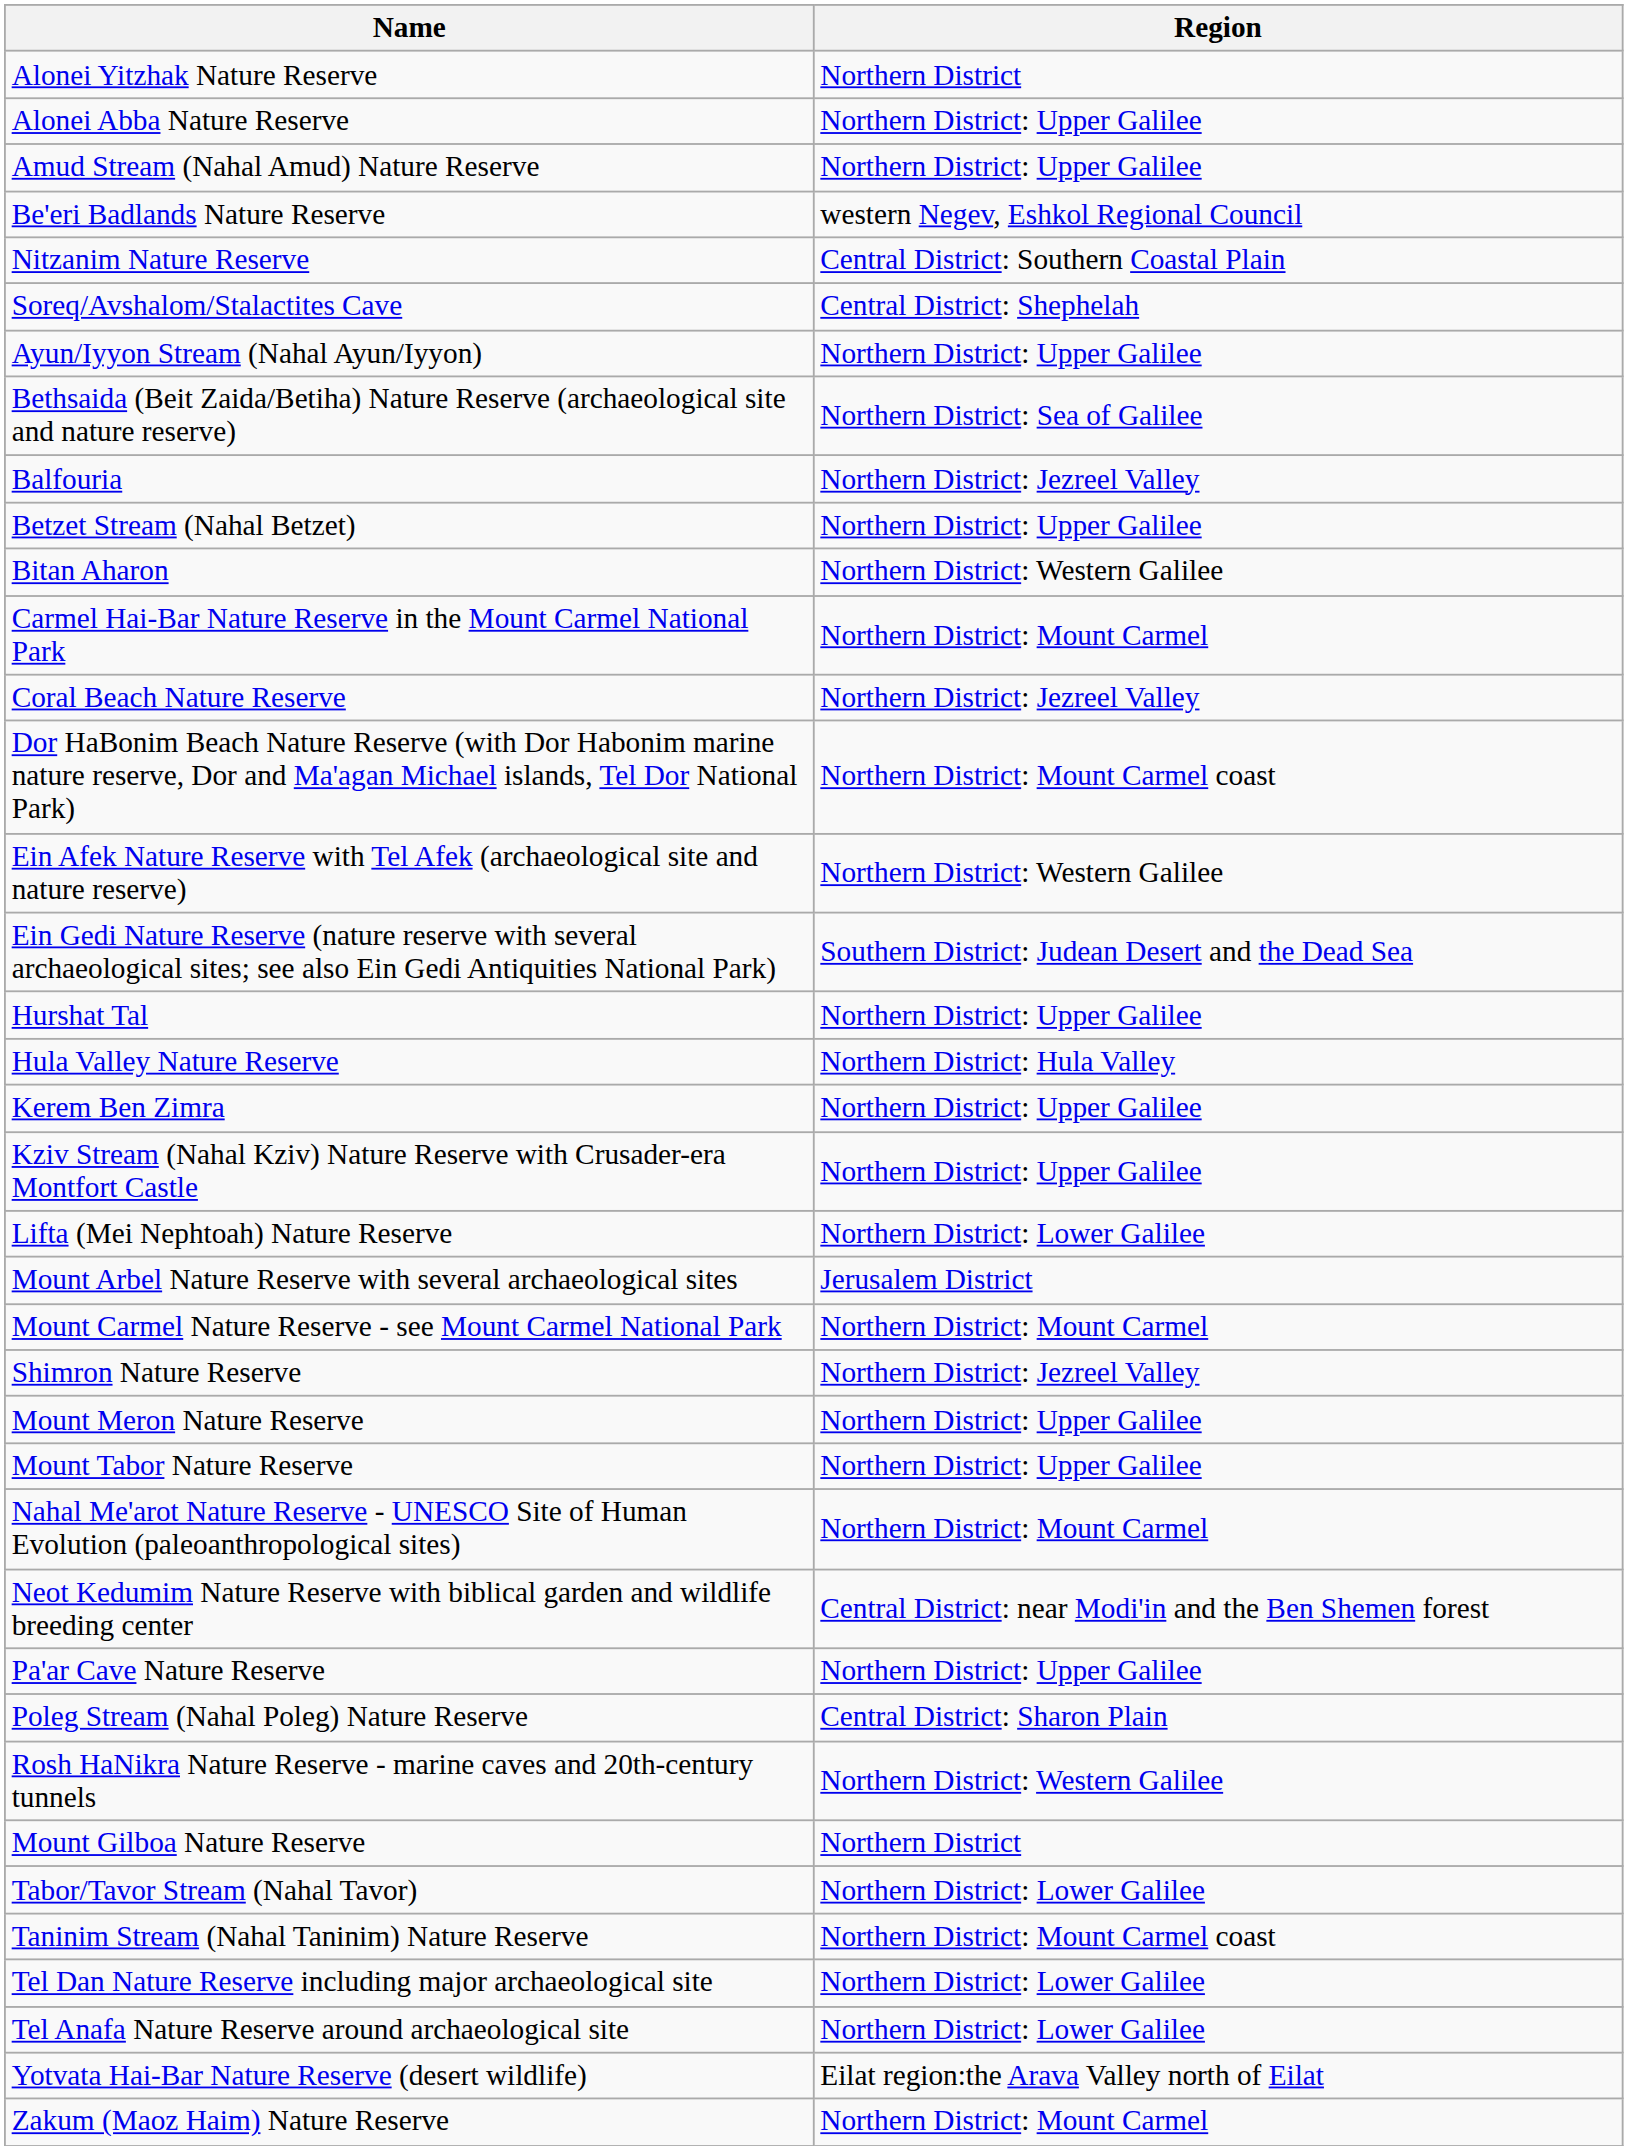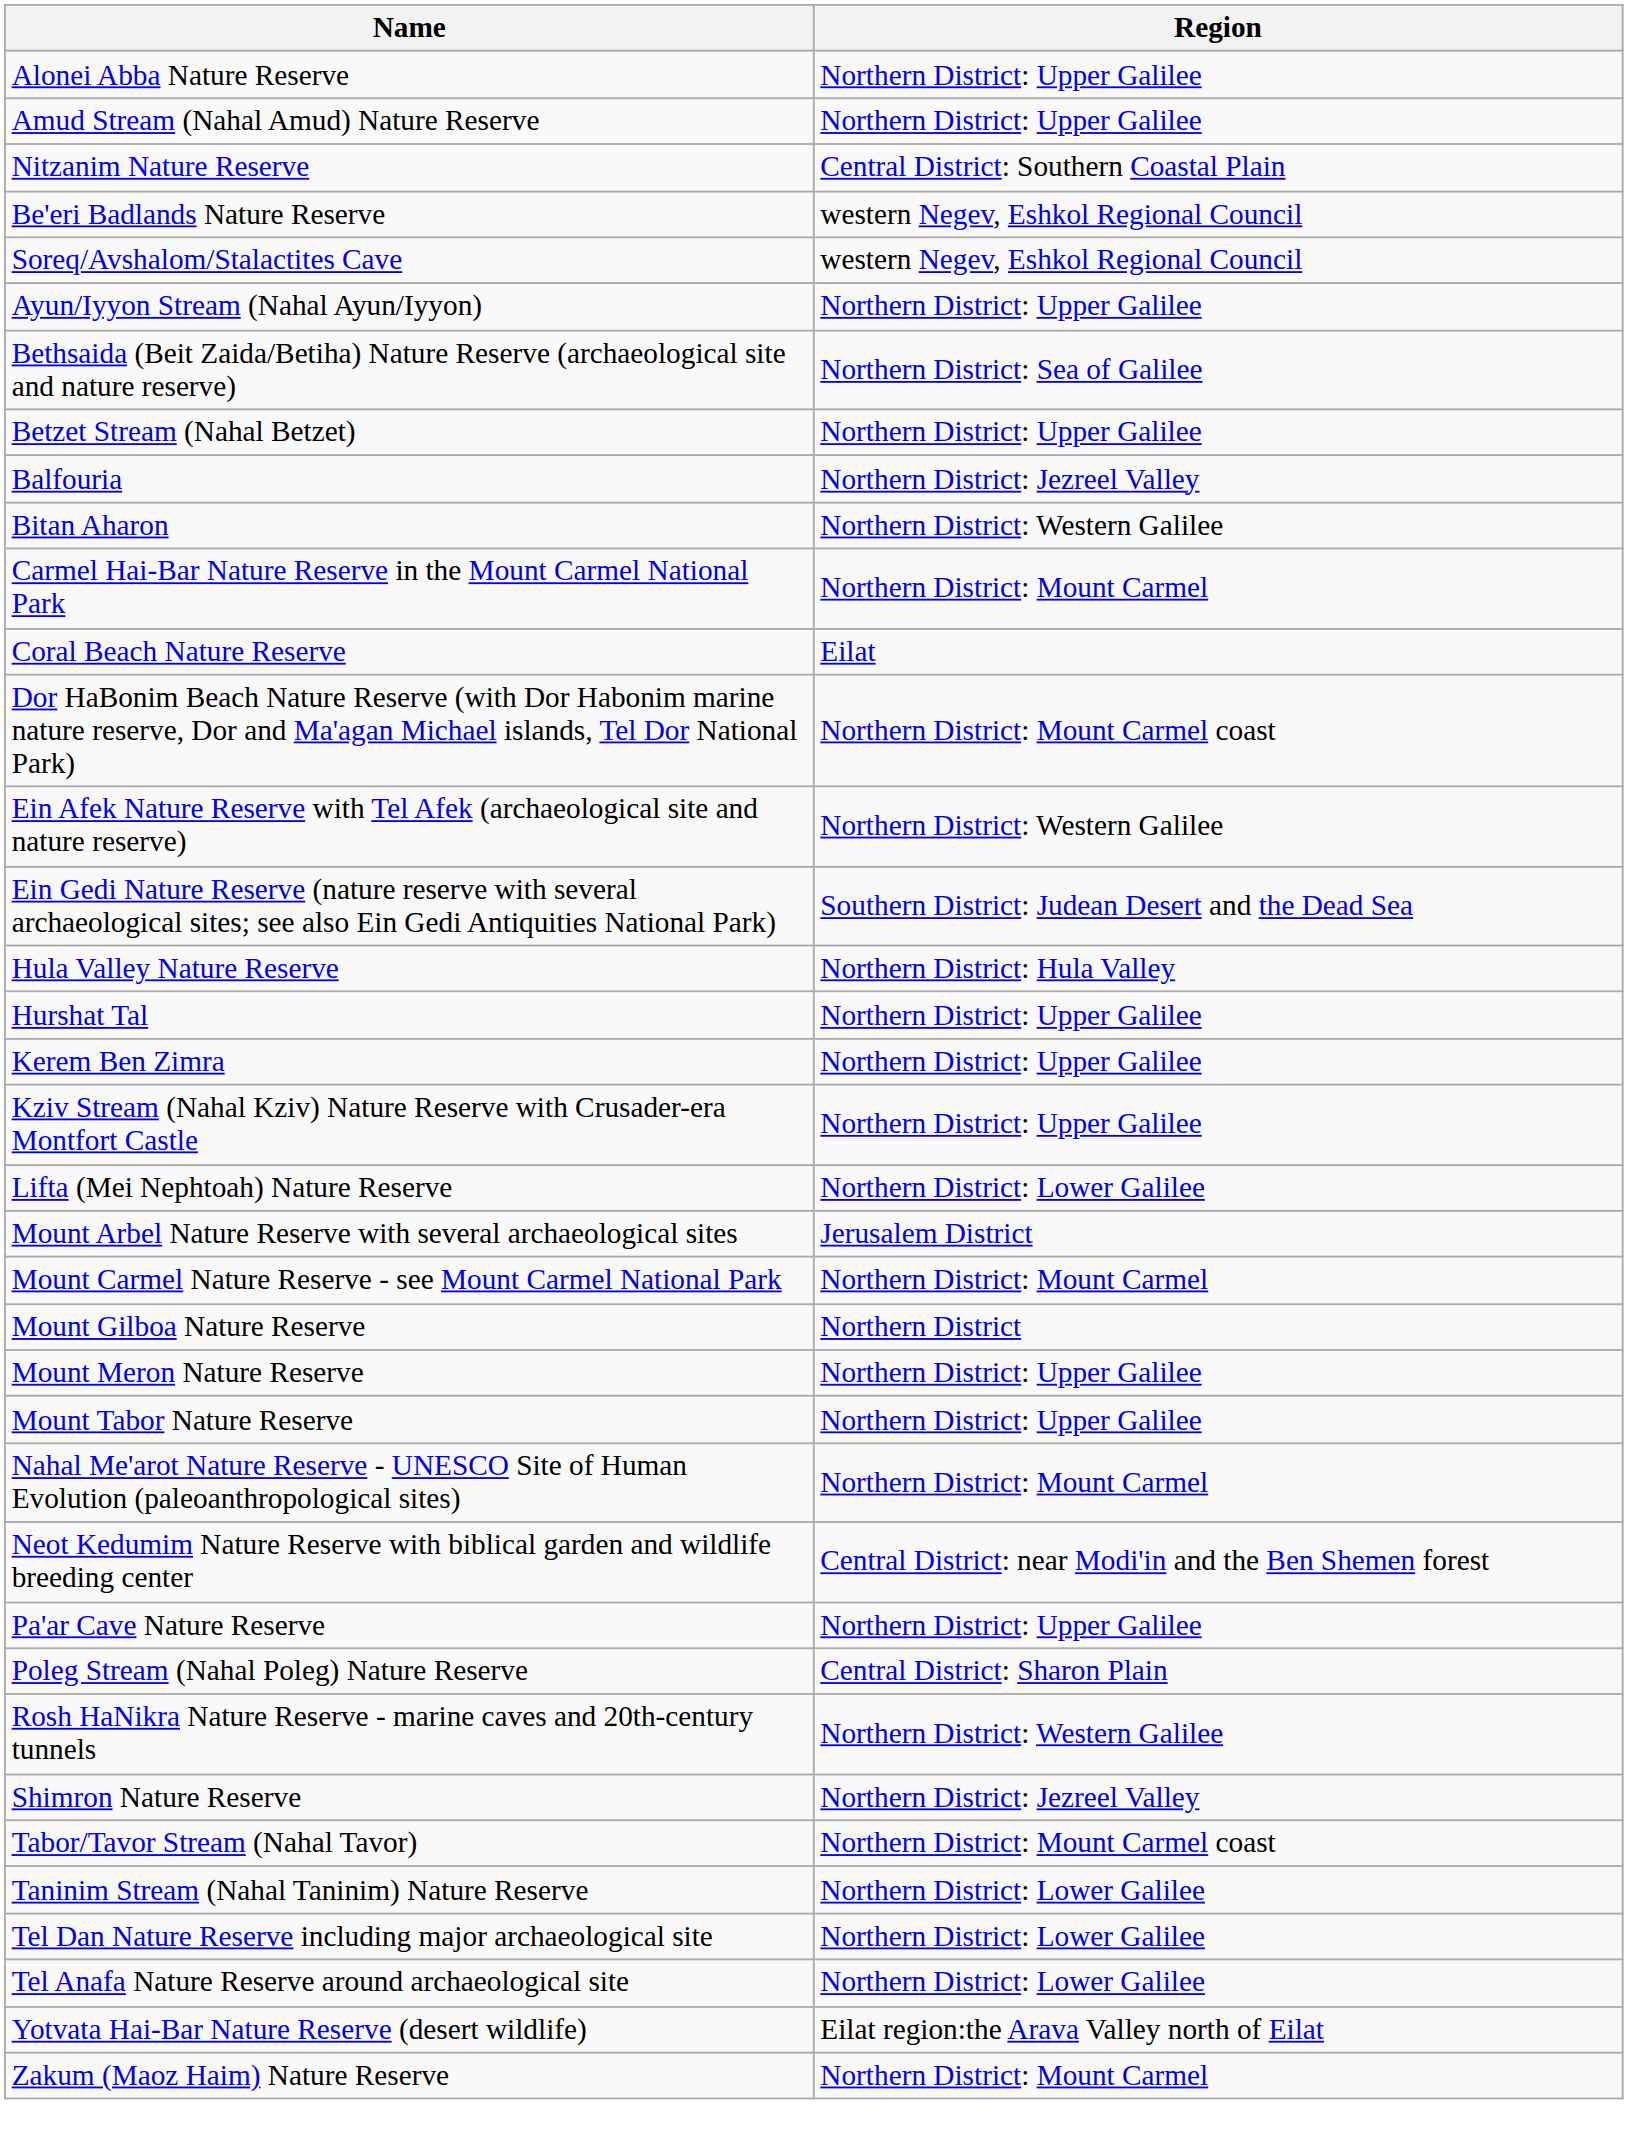- row: (194, 74)
rows swapped: (198, 213) <-> (160, 259)
(980, 306) Central District: Shephelah -> (1061, 259) western Negev, Eshkol Regional Council
rows swapped: (184, 525) <-> (67, 478)
(1010, 697) Northern District: Jezreel Valley -> (848, 650) Eilat
rows swapped: (80, 1014) <-> (175, 1061)
rows swapped: (189, 1843) <-> (156, 1372)
(1013, 1889) Northern District: Lower Galilee -> (1048, 1843) Northern District: Mount Carmel coast
(1048, 1935) Northern District: Mount Carmel coast -> (1013, 1889) Northern District: Lower Galilee
